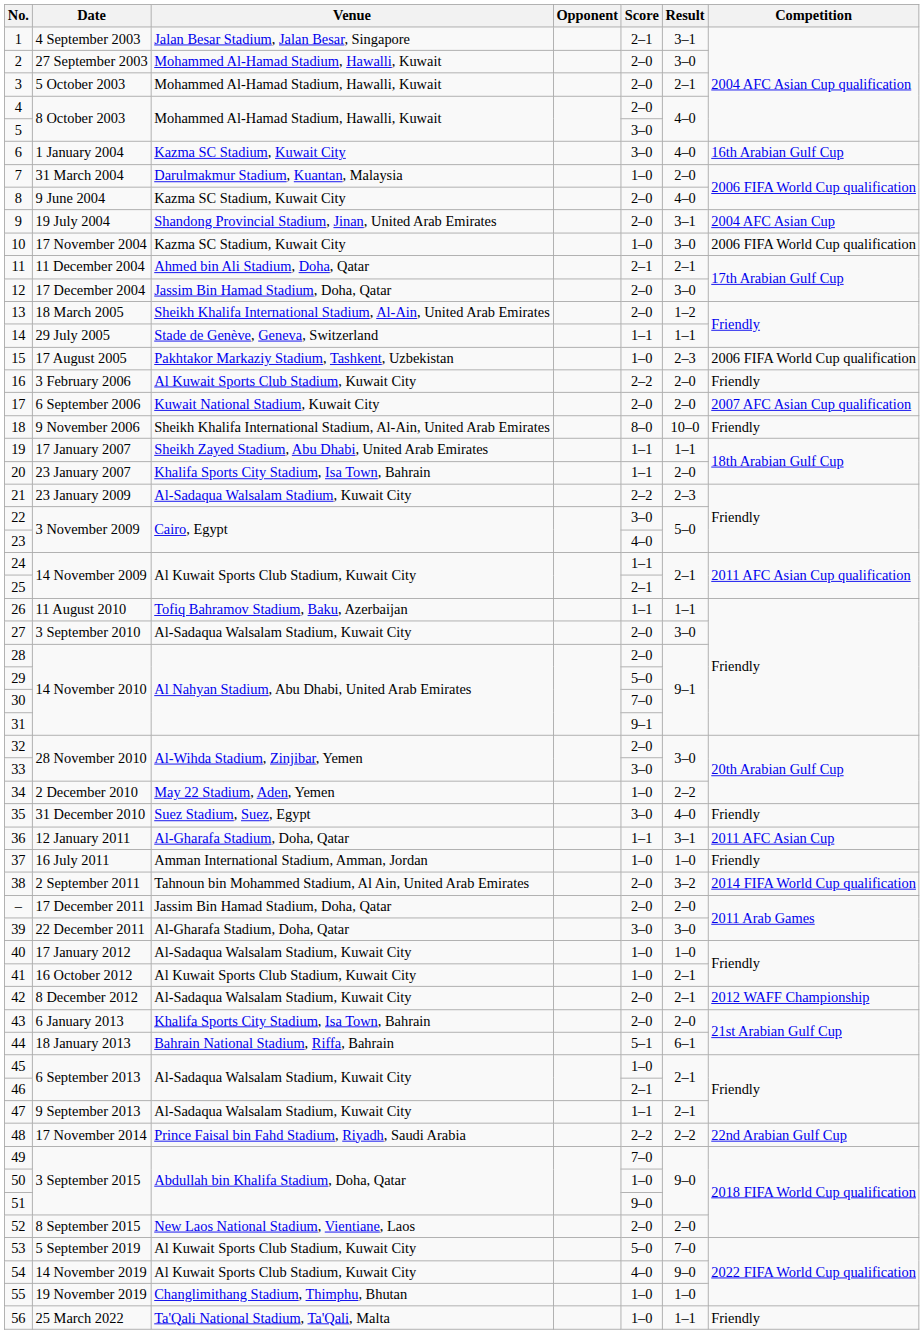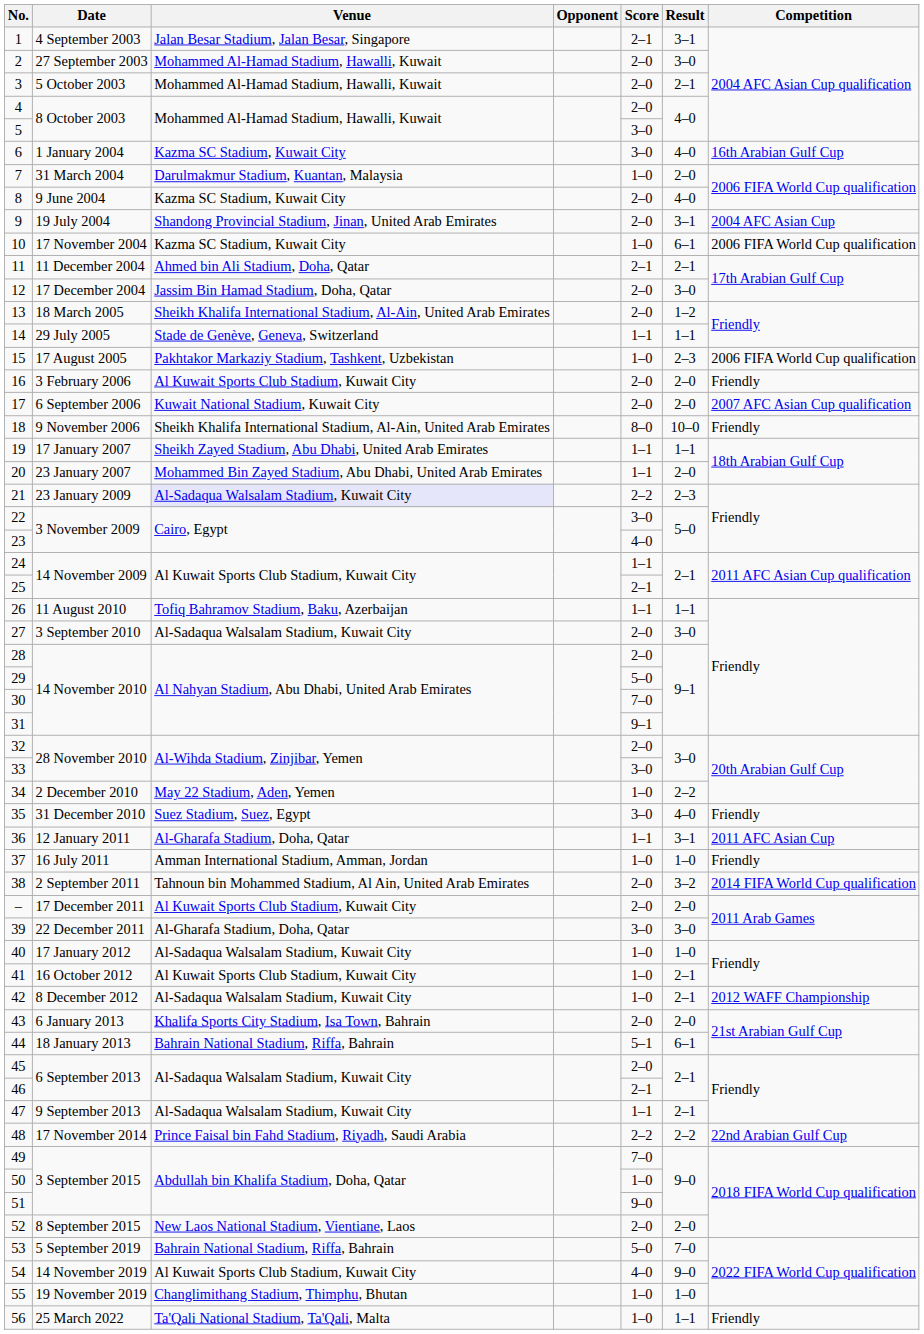(685, 244) 3–0 -> (685, 244) 6–1
(642, 381) 2–2 -> (642, 381) 2–0
(292, 472) Khalifa Sports City Stadium, Isa Town, Bahrain -> (348, 472) Mohammed Bin Zayed Stadium, Abu Dhabi, United Arab Emirates
(283, 495) no background -> (283, 495) lavender background
(273, 906) Jassim Bin Hamad Stadium, Doha, Qatar -> (285, 906) Al Kuwait Sports Club Stadium, Kuwait City
(642, 997) 2–0 -> (642, 997) 1–0
(642, 1066) 1–0 -> (642, 1066) 2–0
(285, 1249) Al Kuwait Sports Club Stadium, Kuwait City -> (274, 1249) Bahrain National Stadium, Riffa, Bahrain
